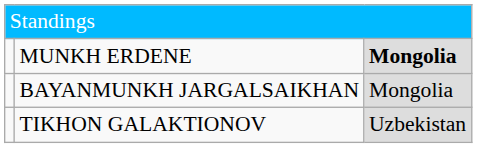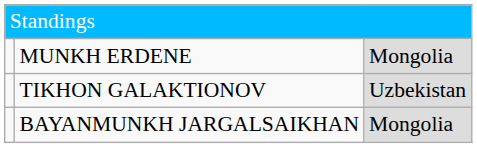(413, 55) bold -> (411, 55) normal
rows swapped: (189, 90) <-> (143, 124)
